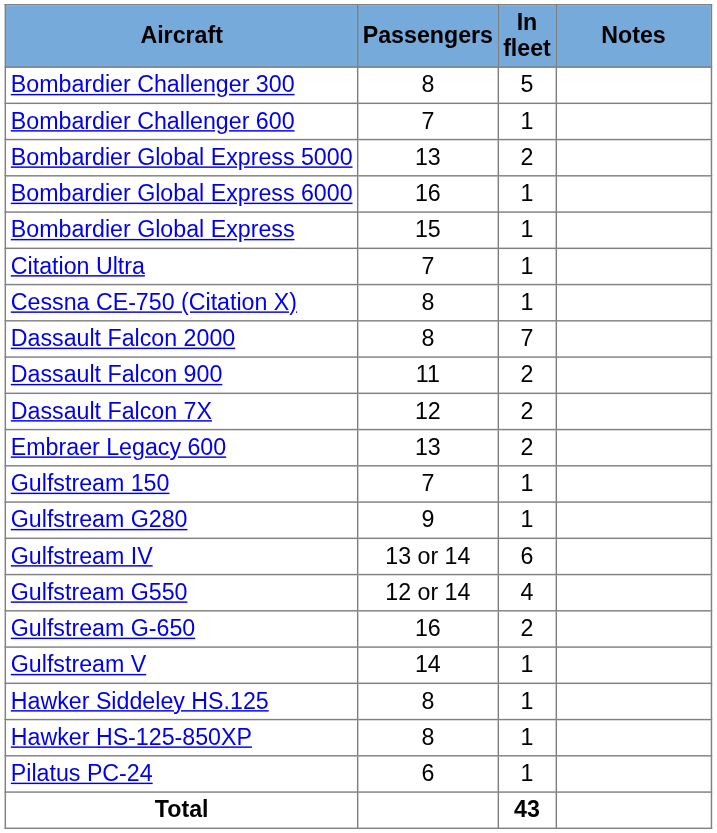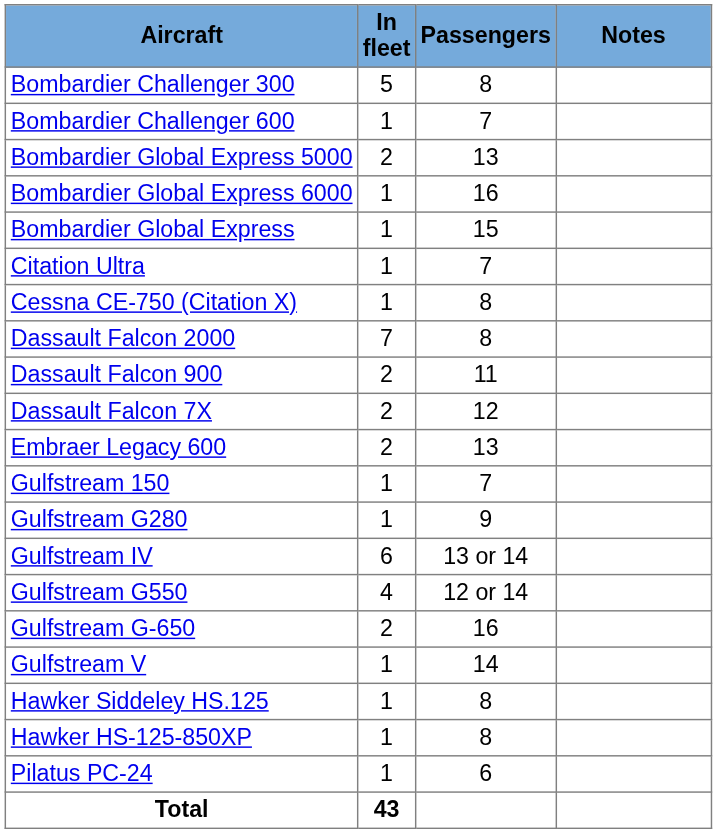columns swapped: (527, 35) <-> (428, 35)
